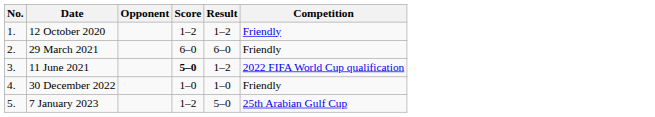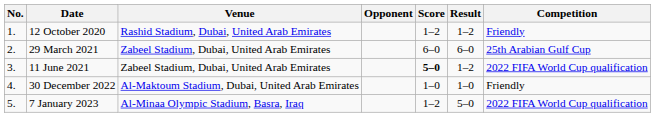+ column: (240, 13)
(262, 49) Friendly -> (538, 49) 25th Arabian Gulf Cup
(295, 103) 25th Arabian Gulf Cup -> (567, 103) 2022 FIFA World Cup qualification
